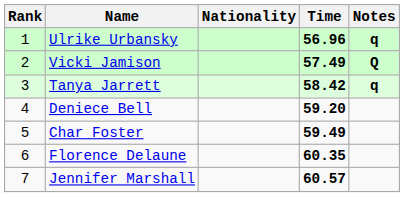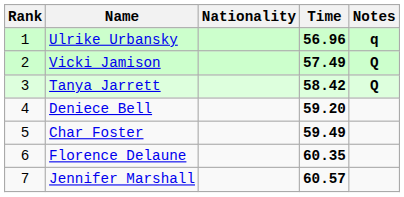(374, 86) q -> (374, 86) Q
